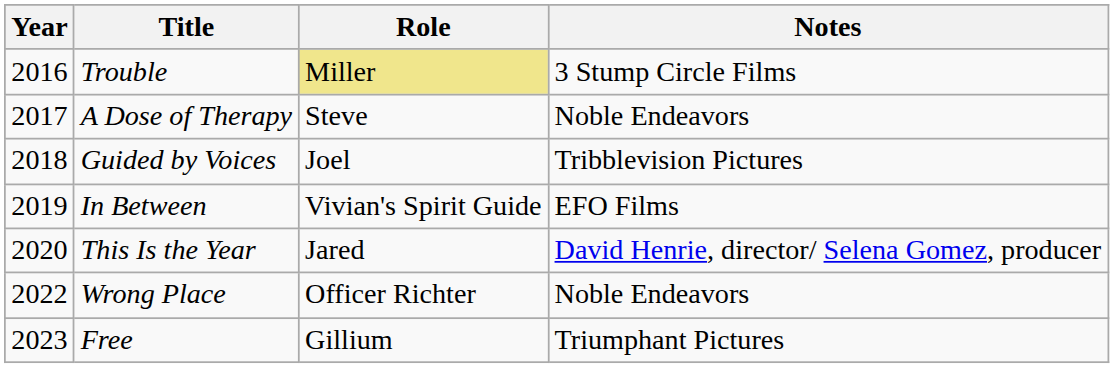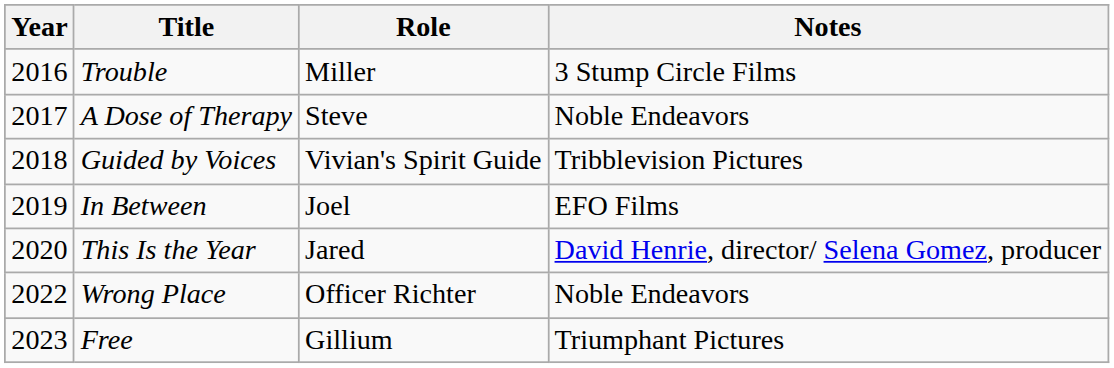(340, 71) khaki background -> (340, 71) no background
(328, 160) Joel -> (423, 160) Vivian's Spirit Guide
(423, 205) Vivian's Spirit Guide -> (328, 205) Joel
